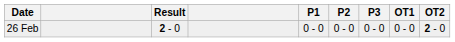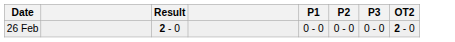- column: (405, 12)
